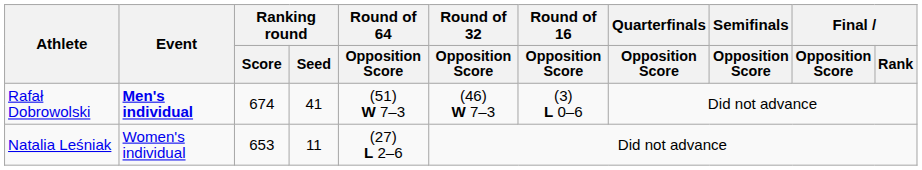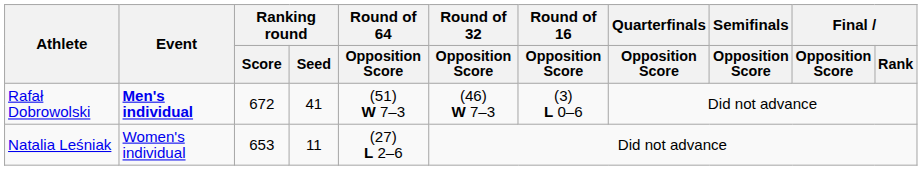(262, 104) 674 -> (262, 104) 672
